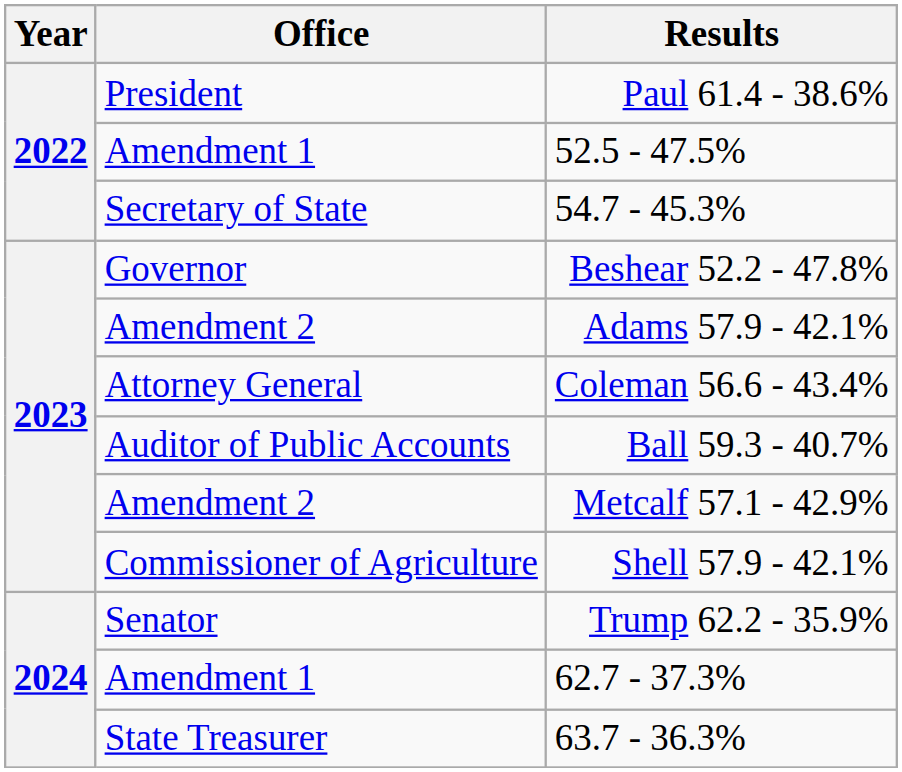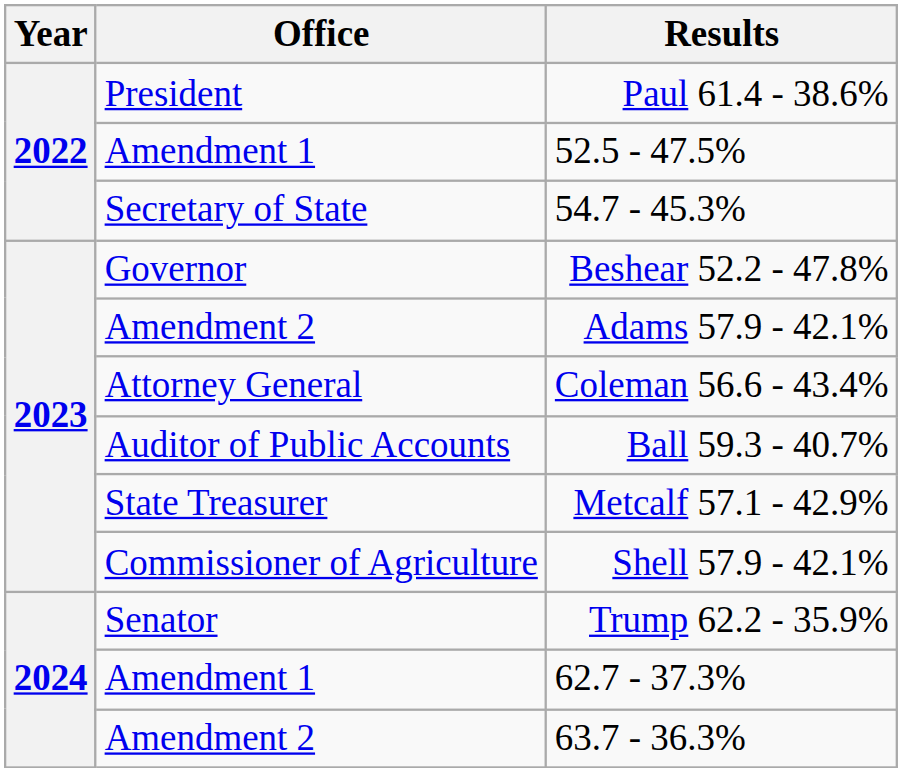(210, 502) Amendment 2 -> (216, 502) State Treasurer
(216, 737) State Treasurer -> (210, 737) Amendment 2
